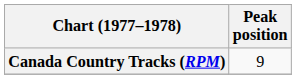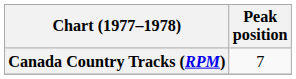(260, 61) 9 -> (260, 61) 7
